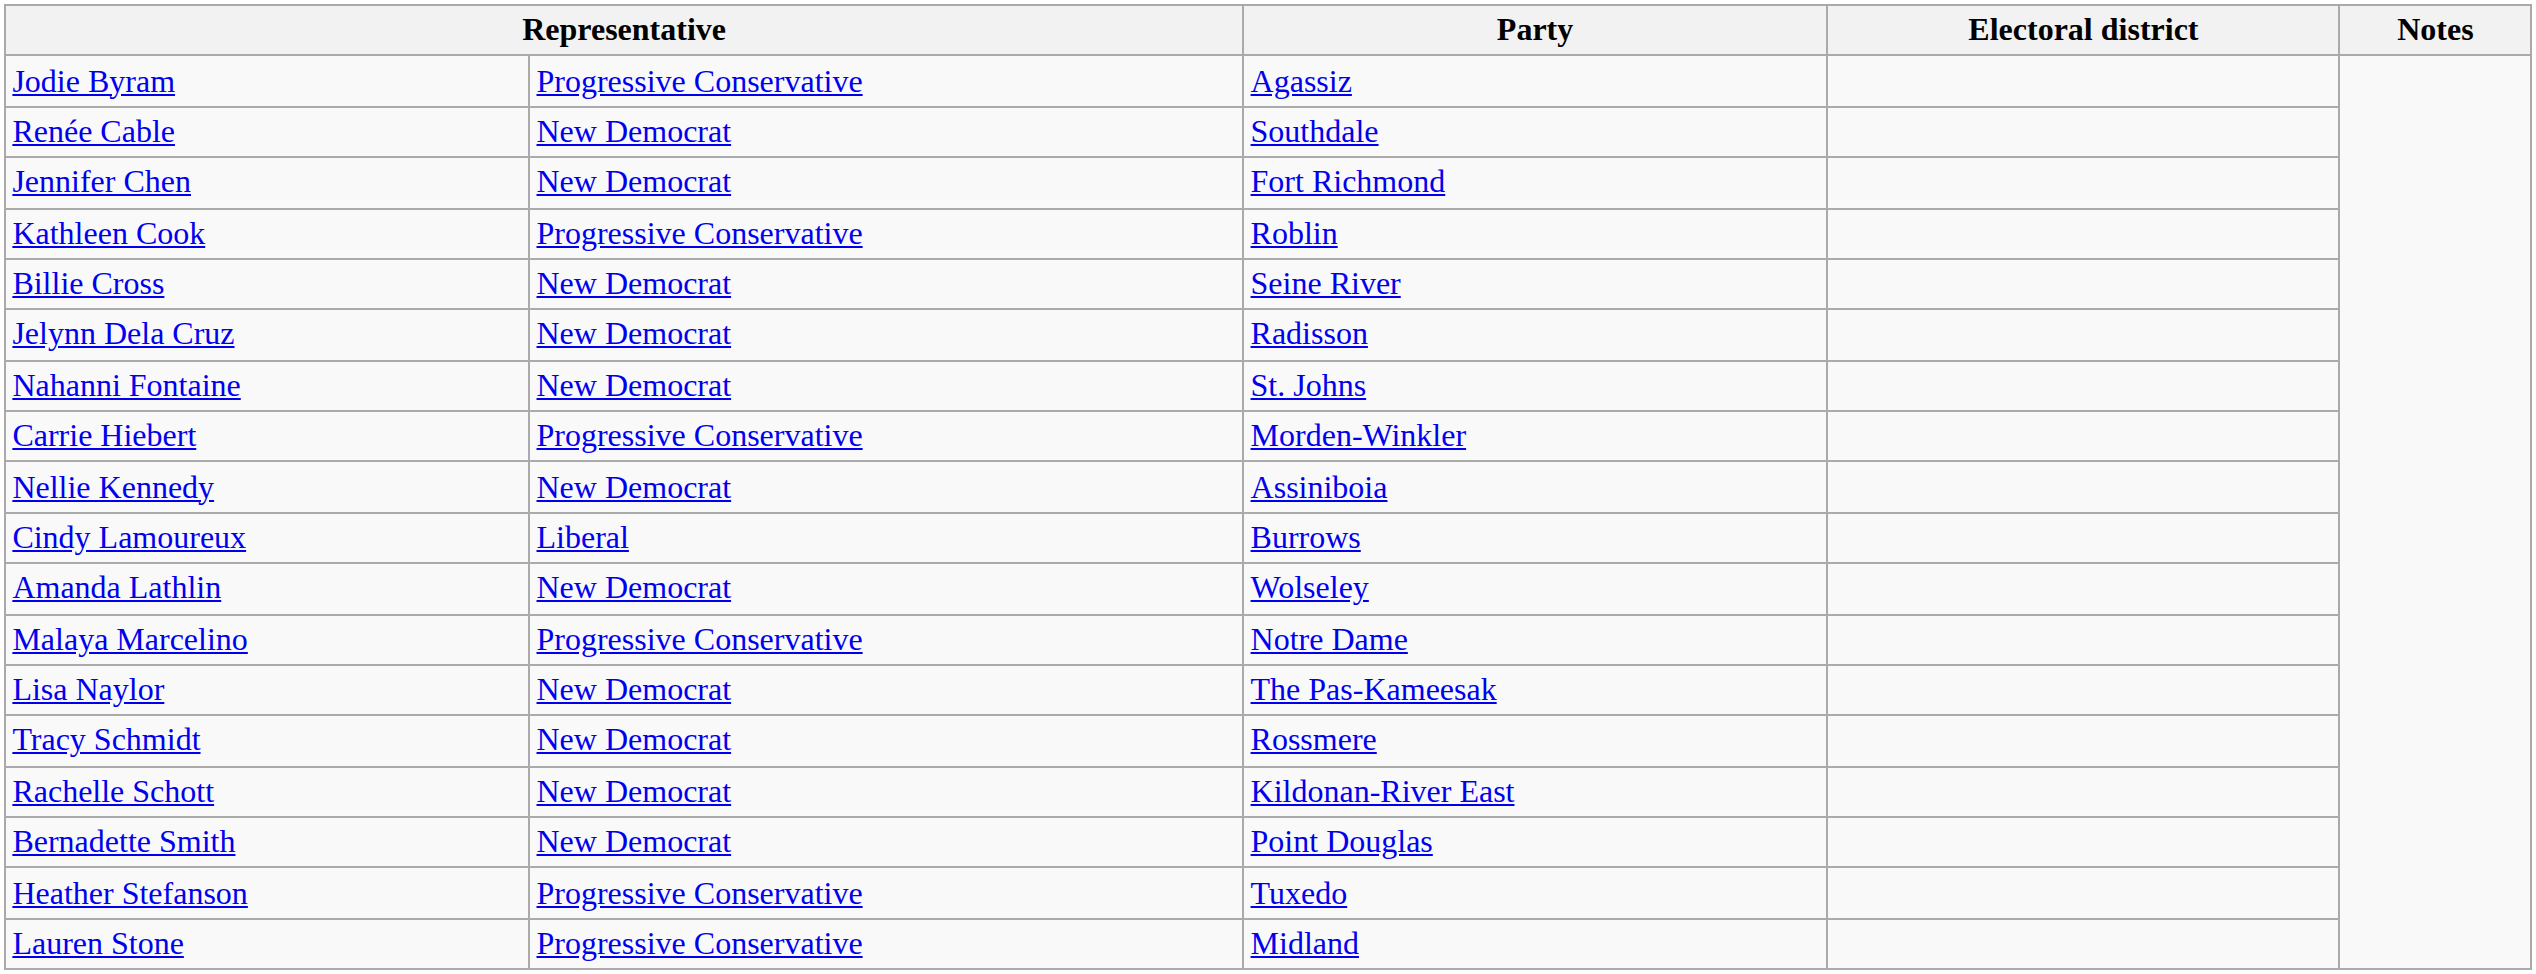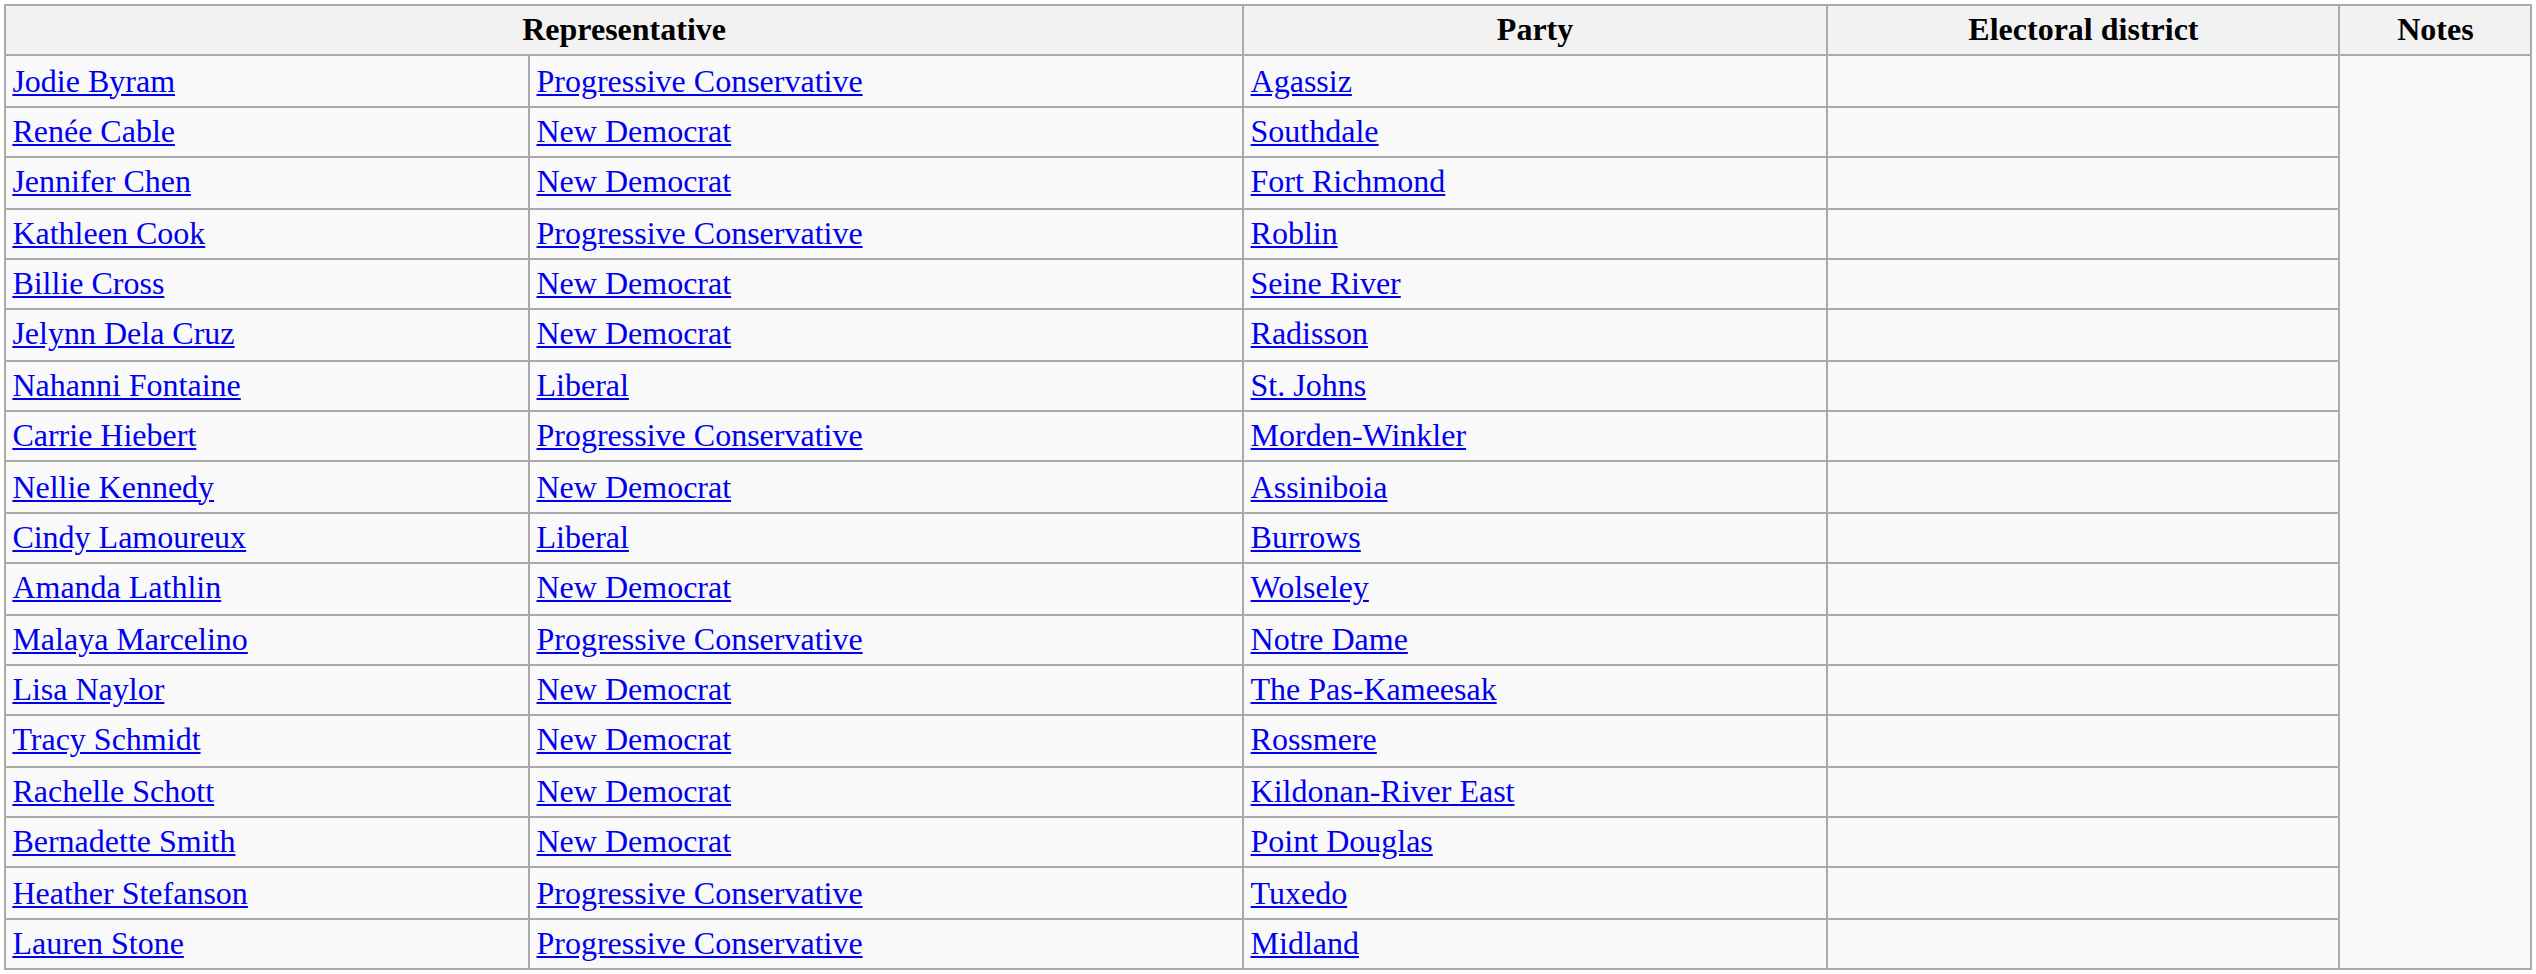(634, 385) New Democrat -> (583, 385) Liberal
